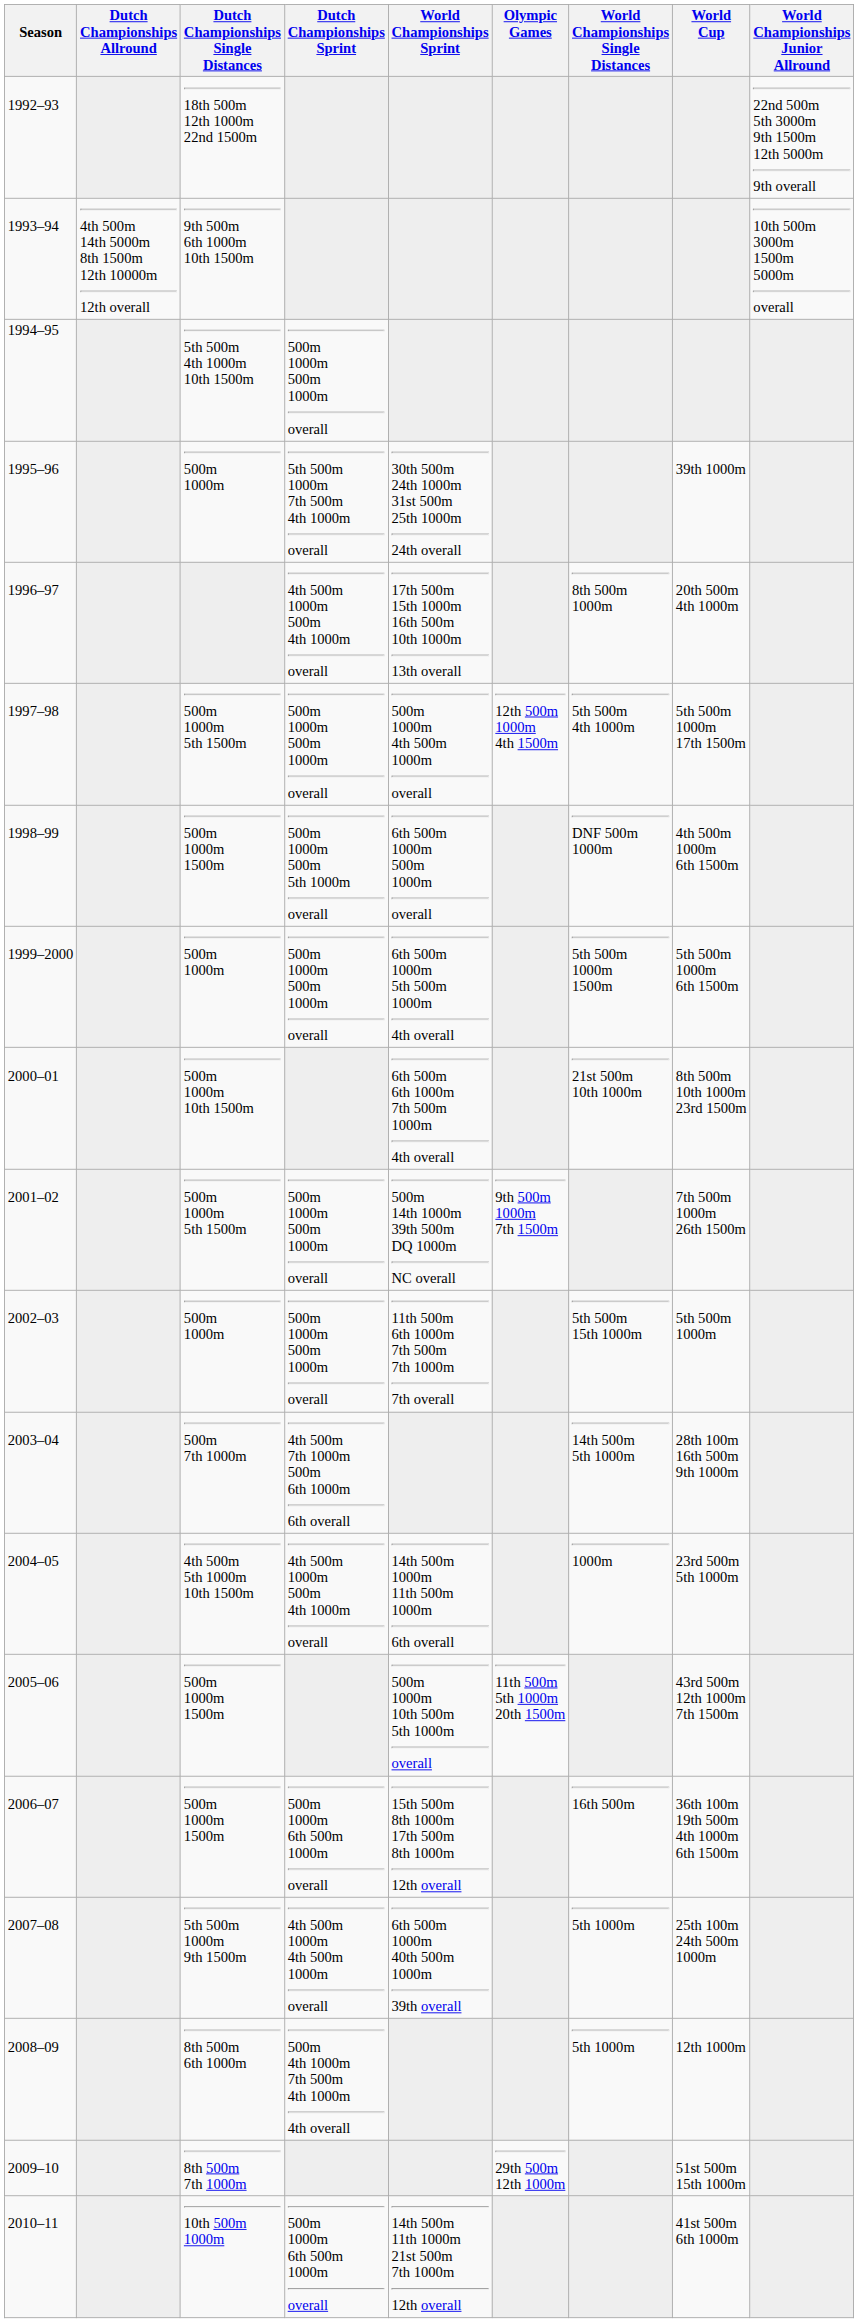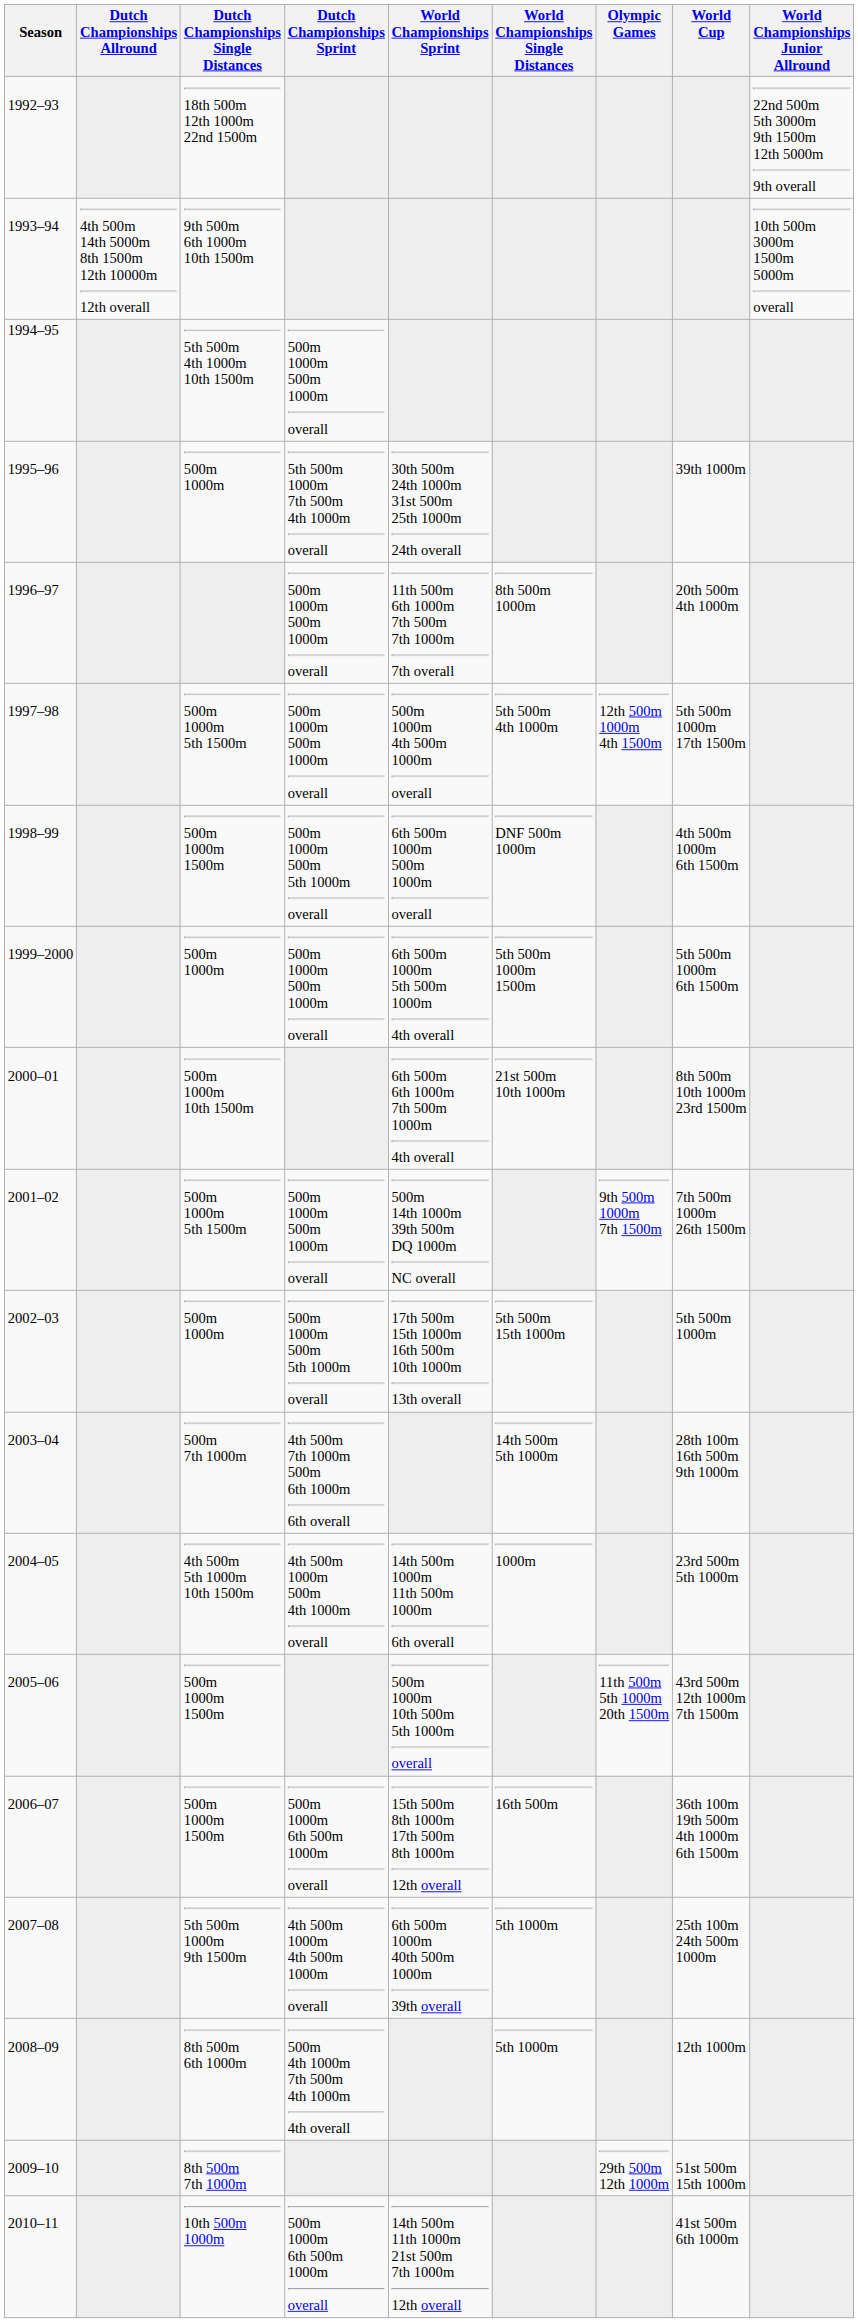columns swapped: (621, 40) <-> (530, 24)
(336, 626) 4th 500m 1000m 500m 4th 1000m overall -> (336, 626) 500m 1000m 500m 1000m overall
(440, 626) 17th 500m 15th 1000m 16th 500m 10th 1000m 13th overall -> (440, 626) 11th 500m 6th 1000m 7th 500m 7th 1000m 7th overall
(336, 1354) 500m 1000m 500m 1000m overall -> (336, 1354) 500m 1000m 500m 5th 1000m overall
(440, 1354) 11th 500m 6th 1000m 7th 500m 7th 1000m 7th overall -> (440, 1354) 17th 500m 15th 1000m 16th 500m 10th 1000m 13th overall
